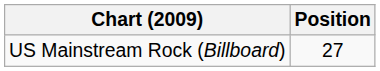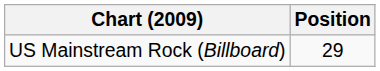(333, 50) 27 -> (333, 50) 29
